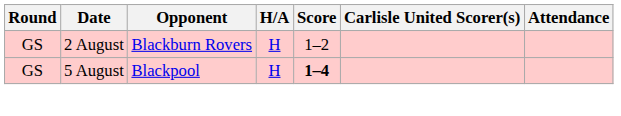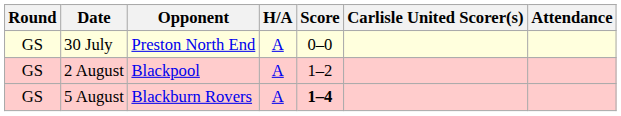+ row: (88, 44)
(192, 44) Blackburn Rovers -> (166, 70) Blackpool
(275, 44) H -> (278, 70) A
(166, 70) Blackpool -> (192, 96) Blackburn Rovers
(275, 70) H -> (278, 96) A
